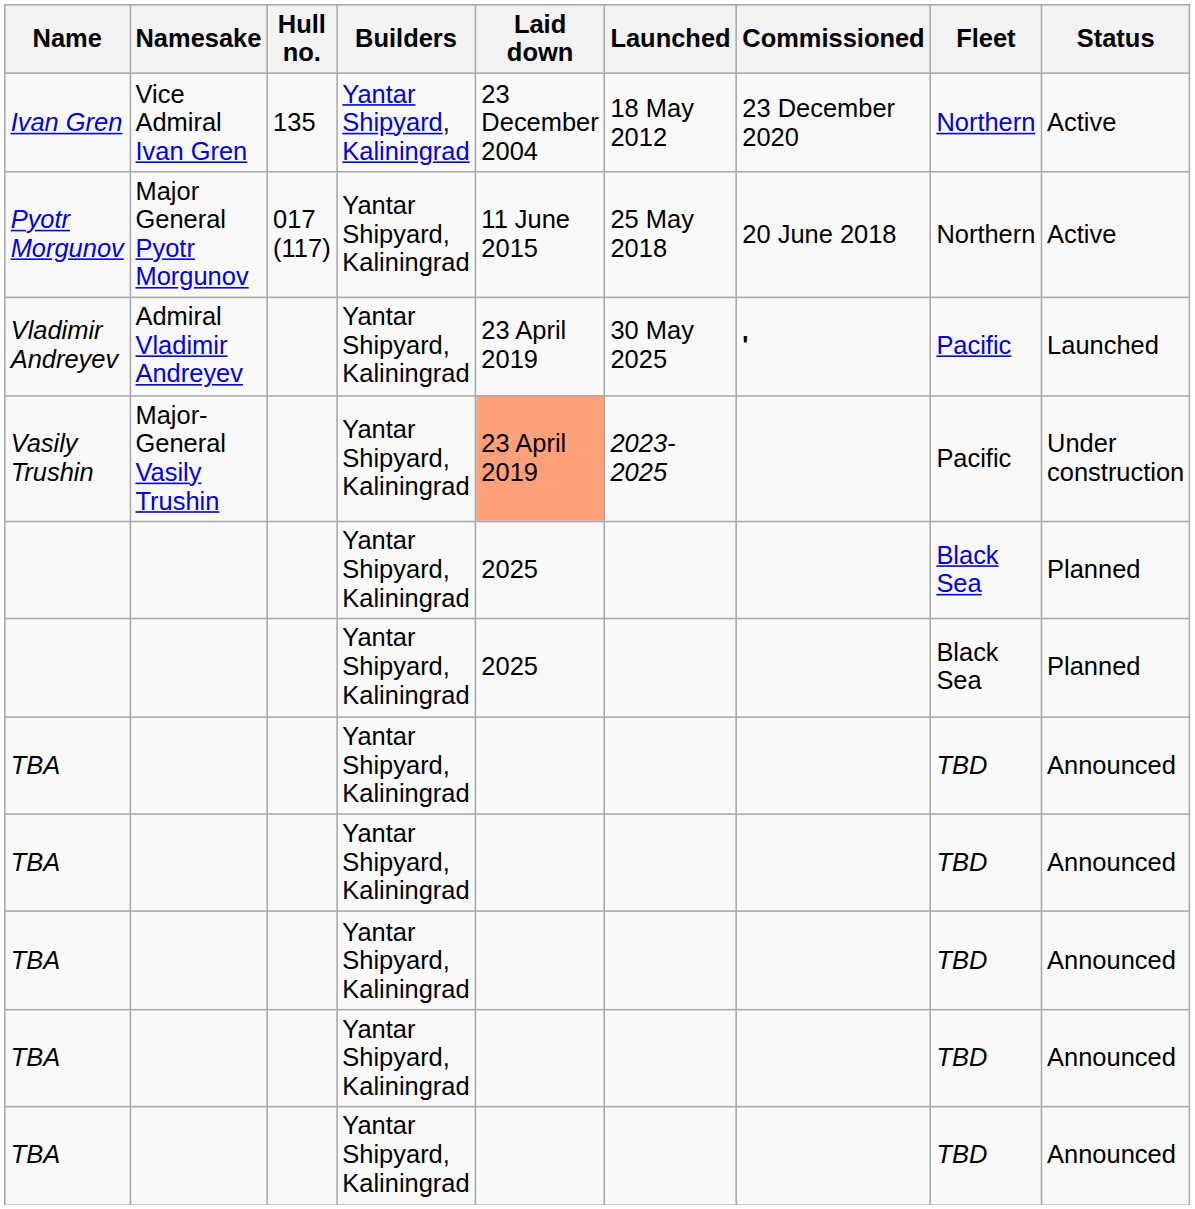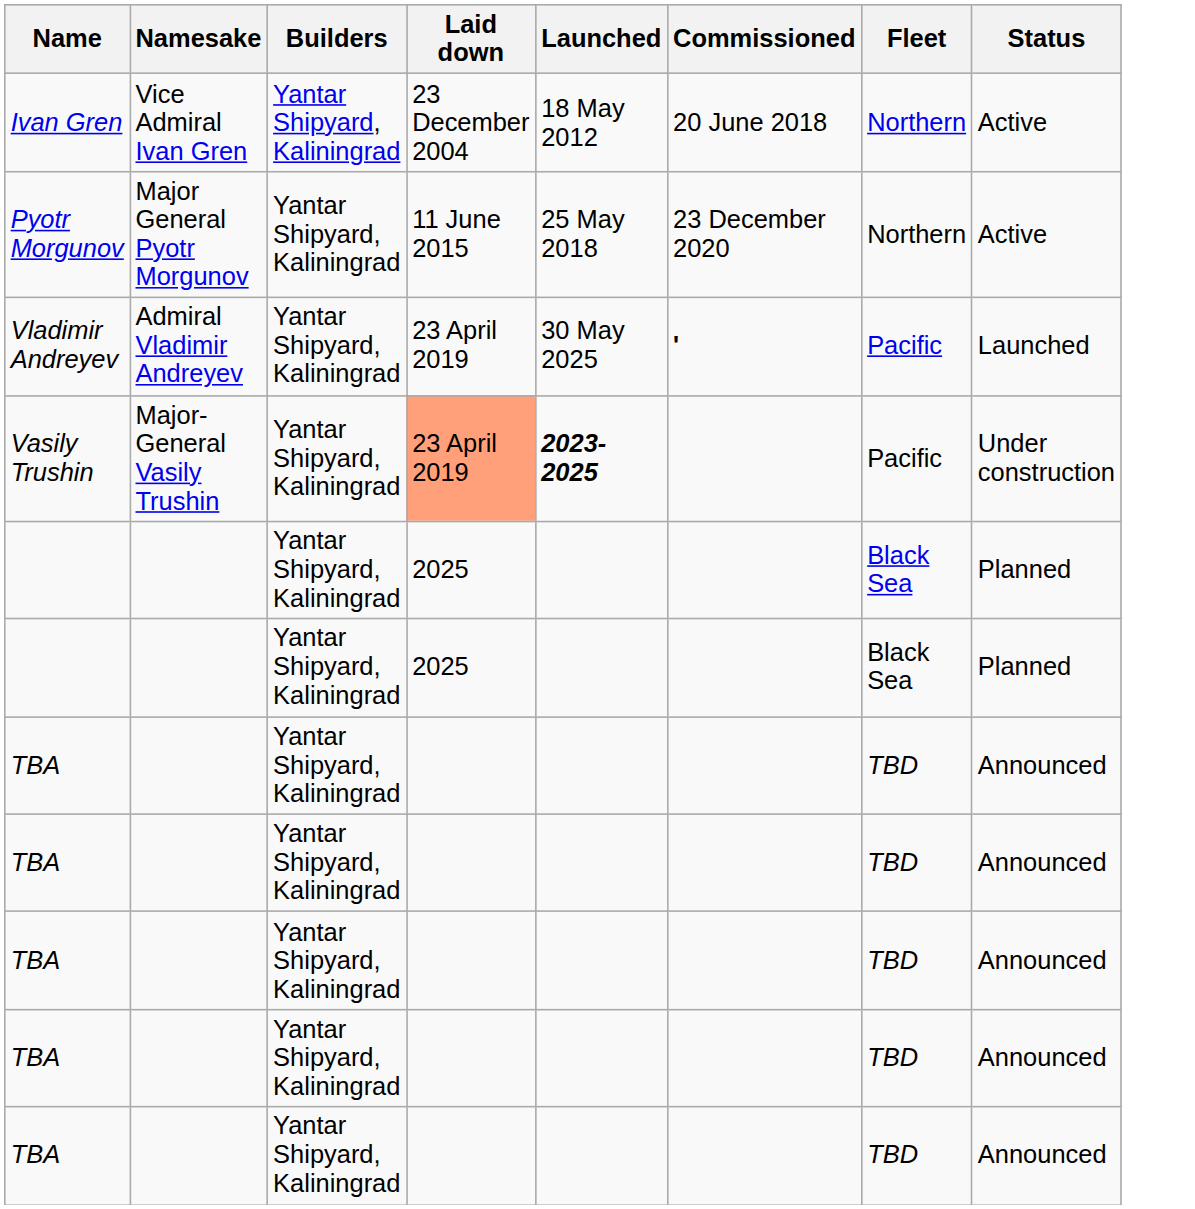- column: (302, 38)
(819, 122) 23 December 2020 -> (750, 122) 20 June 2018
(819, 234) 20 June 2018 -> (749, 234) 23 December 2020
(643, 457) normal -> (574, 457) bold
